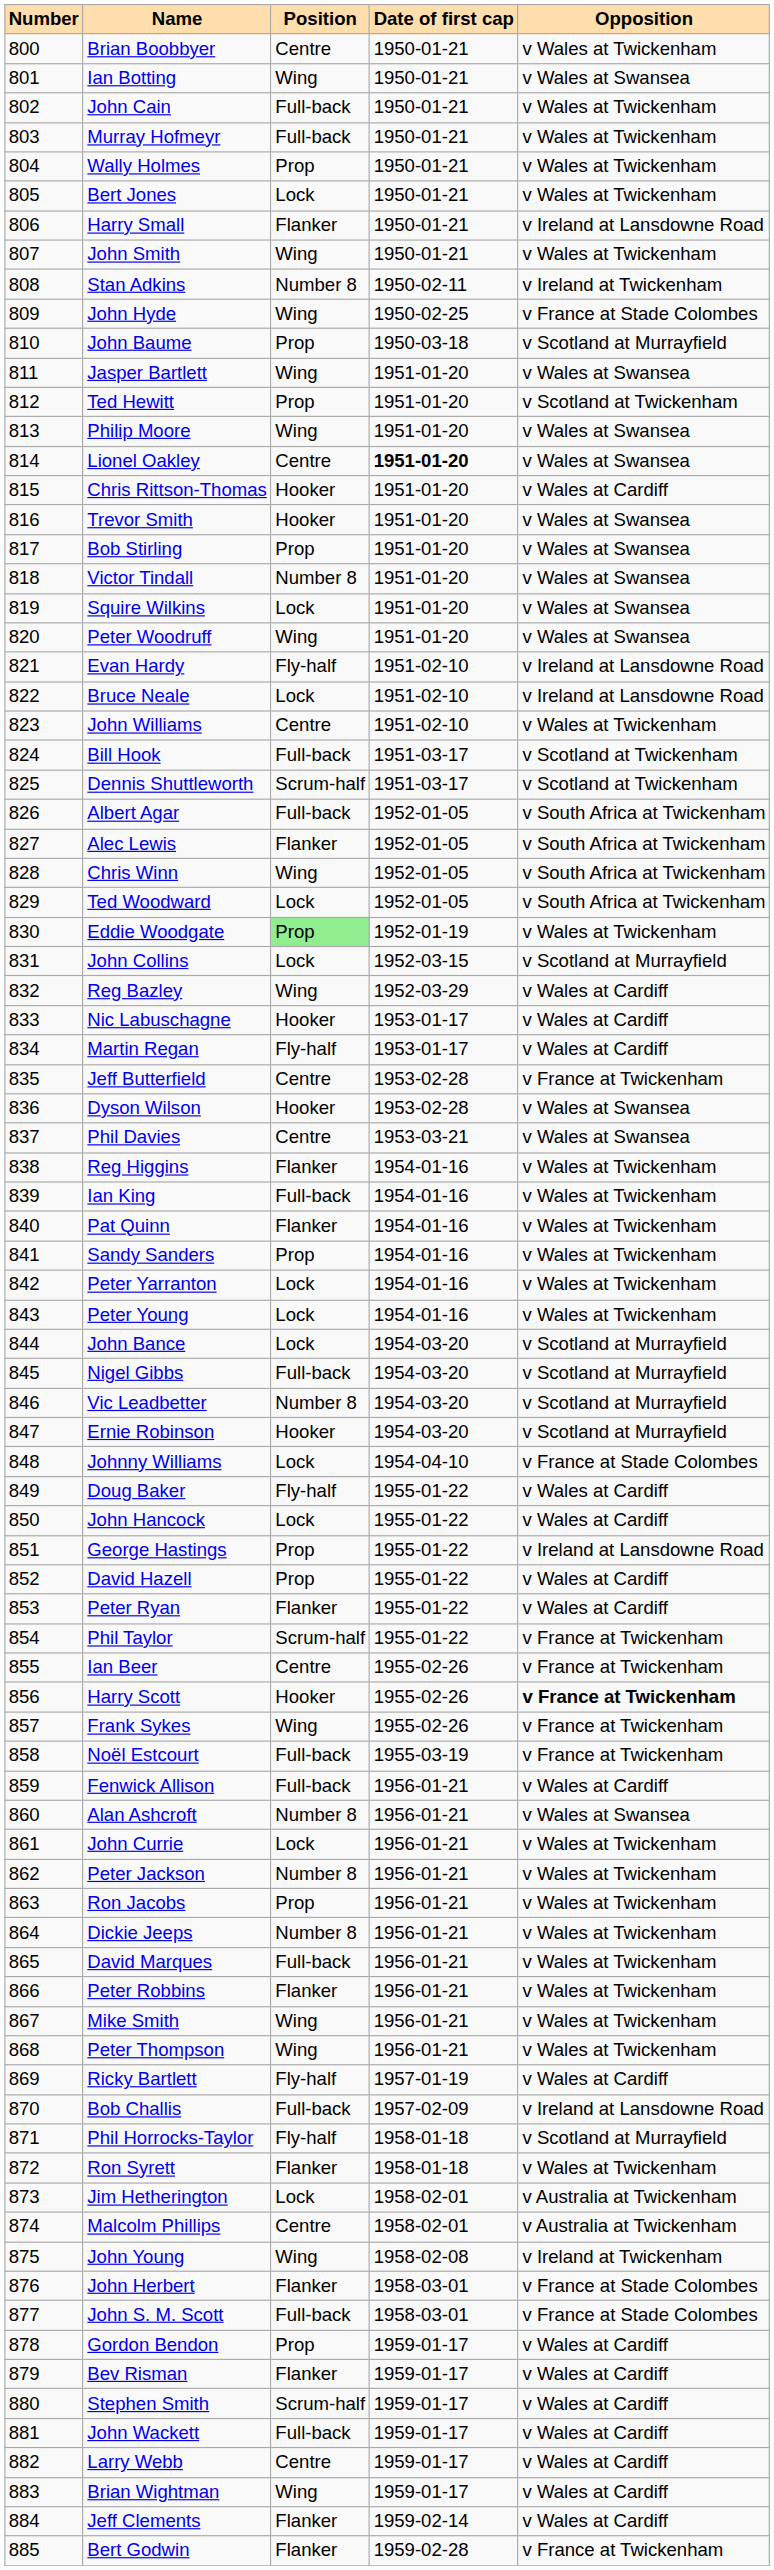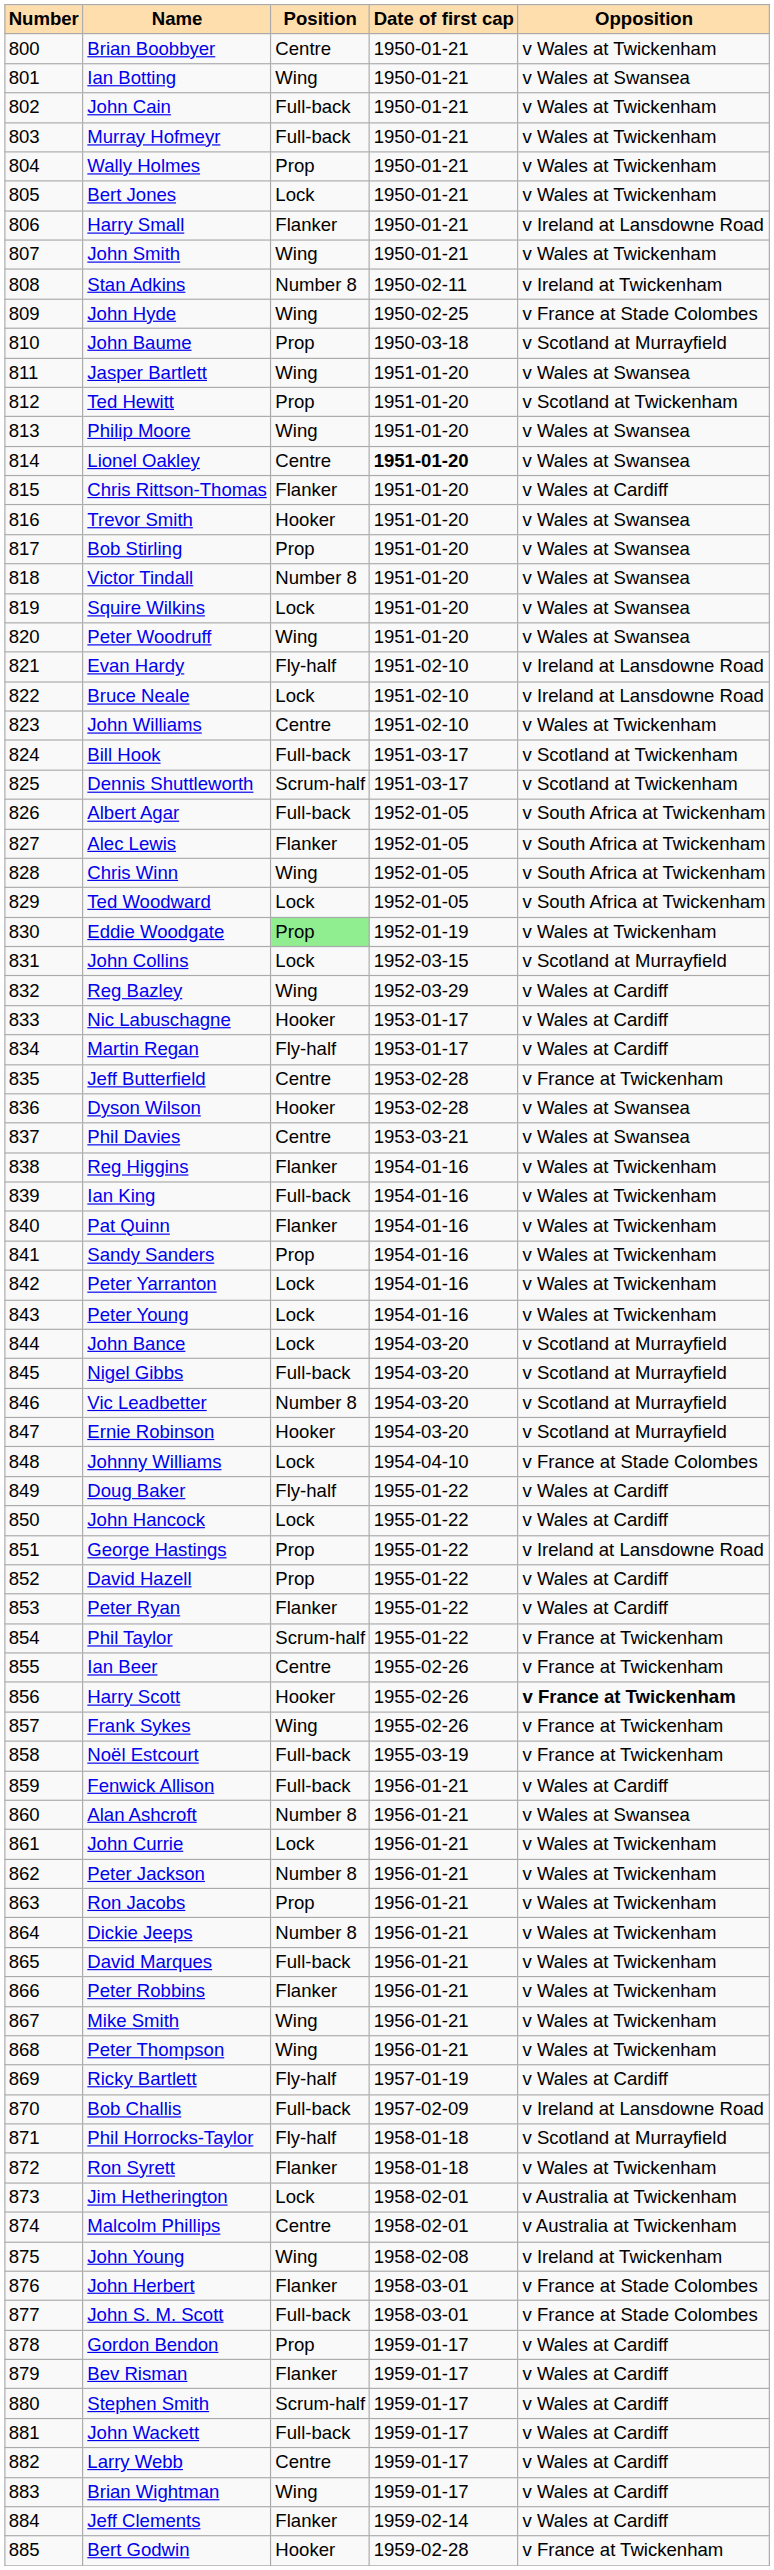(305, 490) Hooker -> (306, 490) Flanker
(306, 2550) Flanker -> (305, 2550) Hooker
